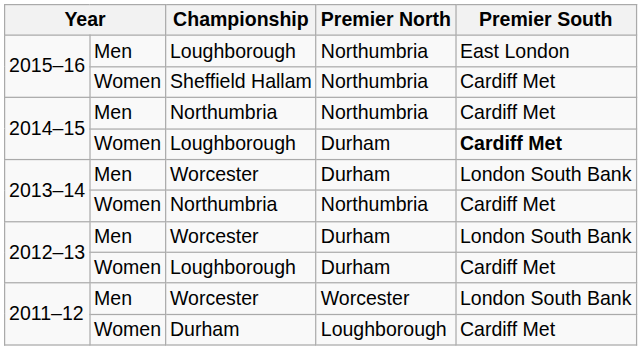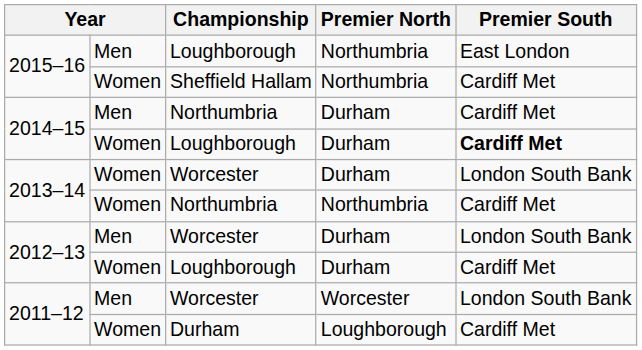(374, 112) Northumbria -> (356, 112) Durham
(113, 174) Men -> (128, 174) Women
